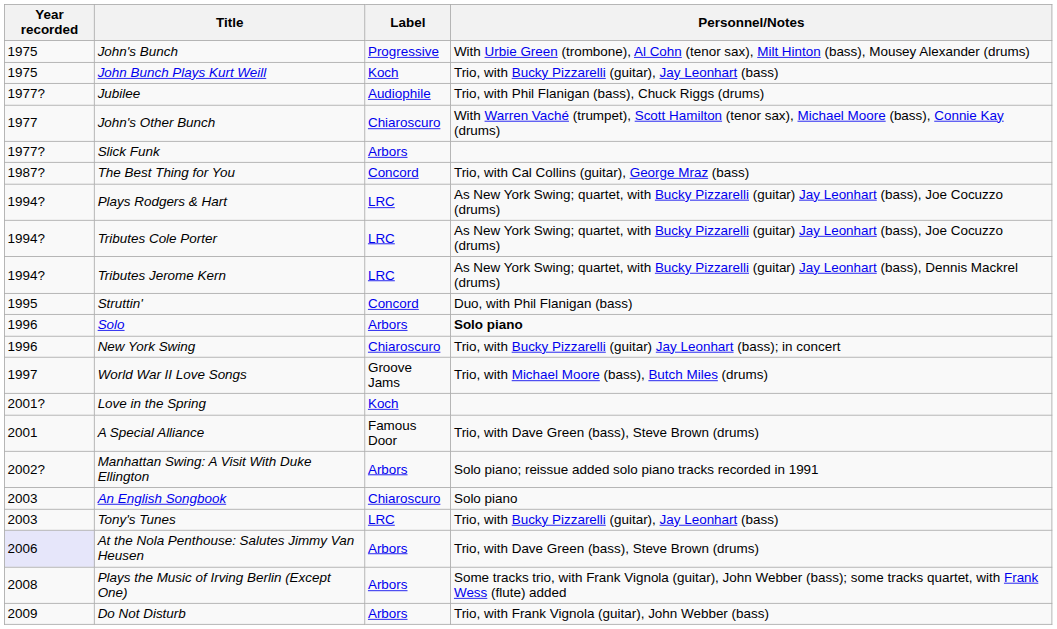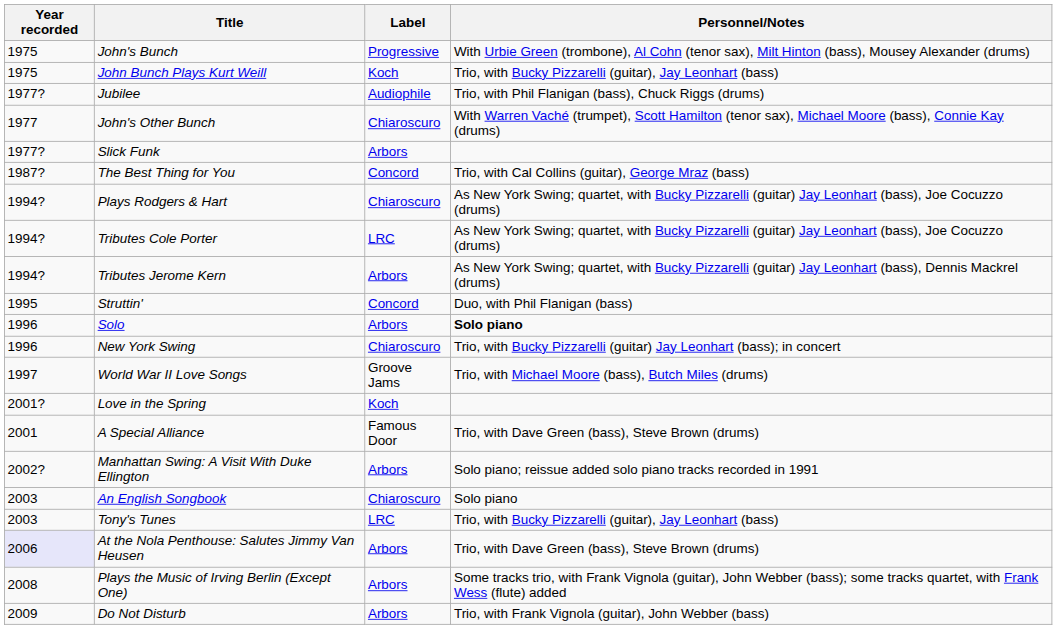(381, 202) LRC -> (404, 202) Chiaroscuro
(381, 275) LRC -> (388, 275) Arbors
